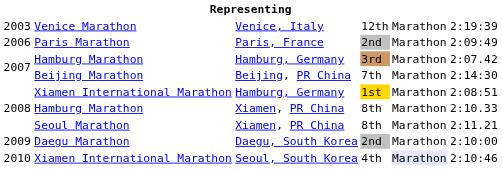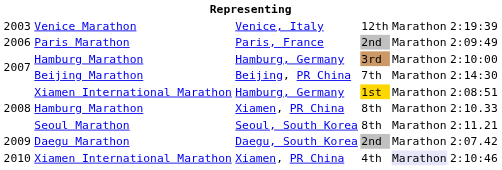(474, 59) 2:07.42 -> (474, 59) 2:10:00
(290, 125) Xiamen, PR China -> (297, 125) Seoul, South Korea
(474, 141) 2:10:00 -> (474, 141) 2:07.42
(297, 158) Seoul, South Korea -> (290, 158) Xiamen, PR China
